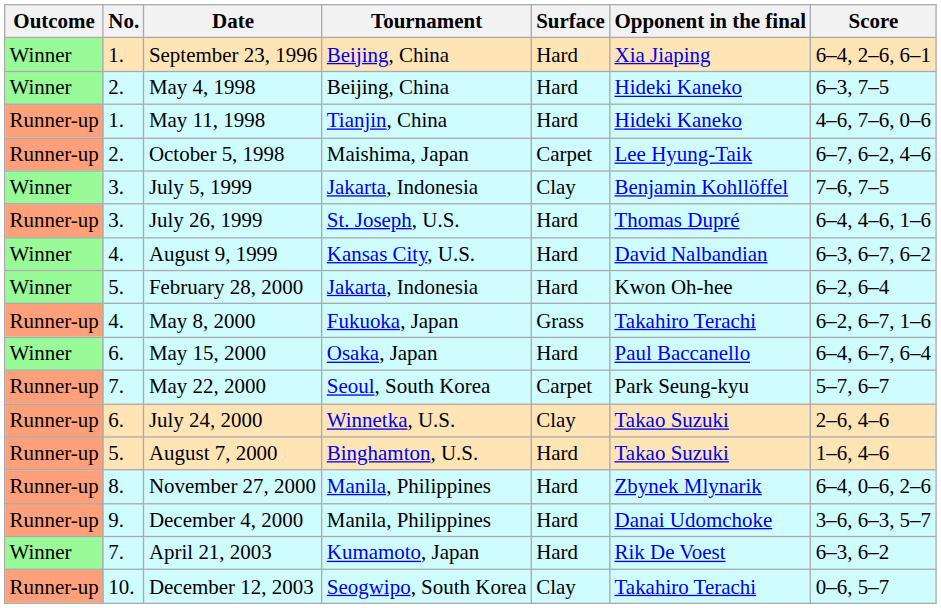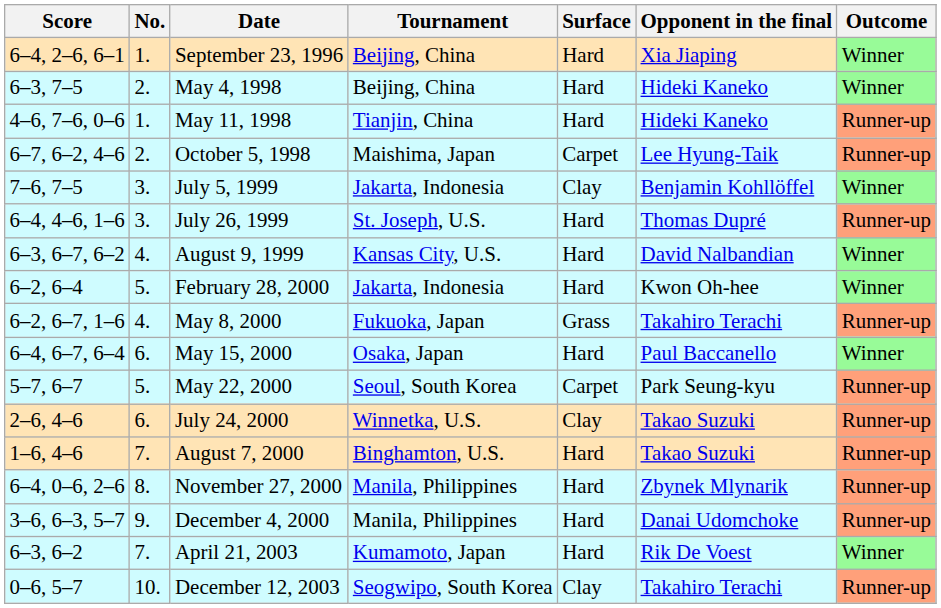columns swapped: (54, 21) <-> (873, 21)
(116, 386) 7. -> (142, 386) 5.
(116, 453) 5. -> (142, 453) 7.
